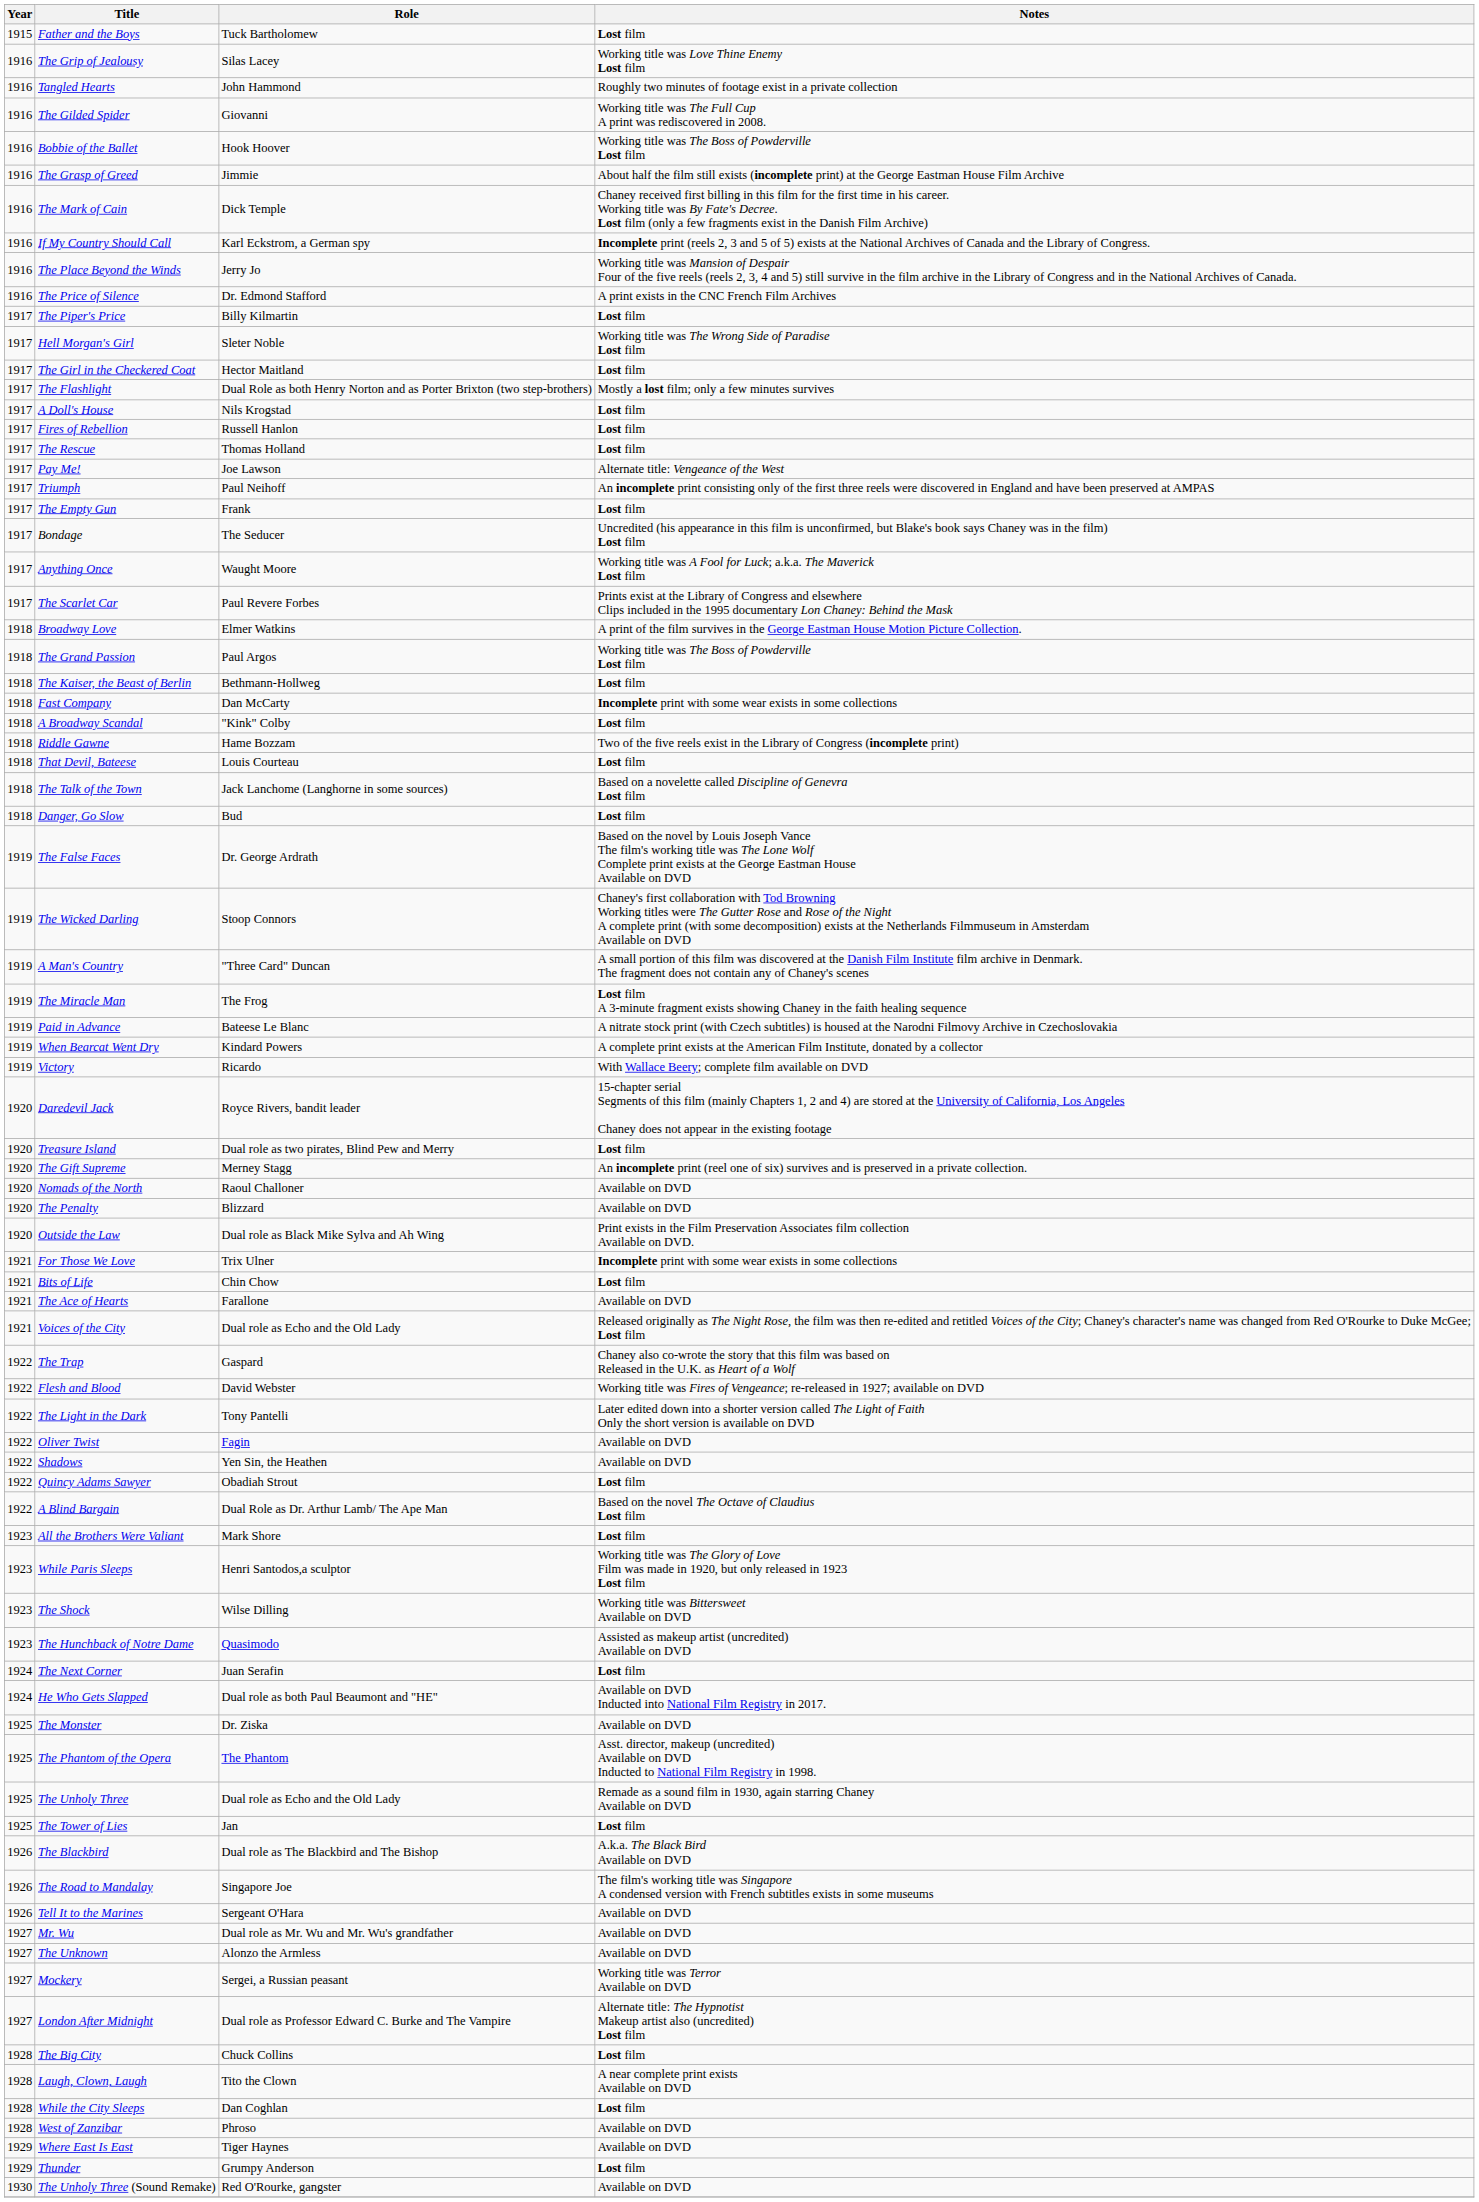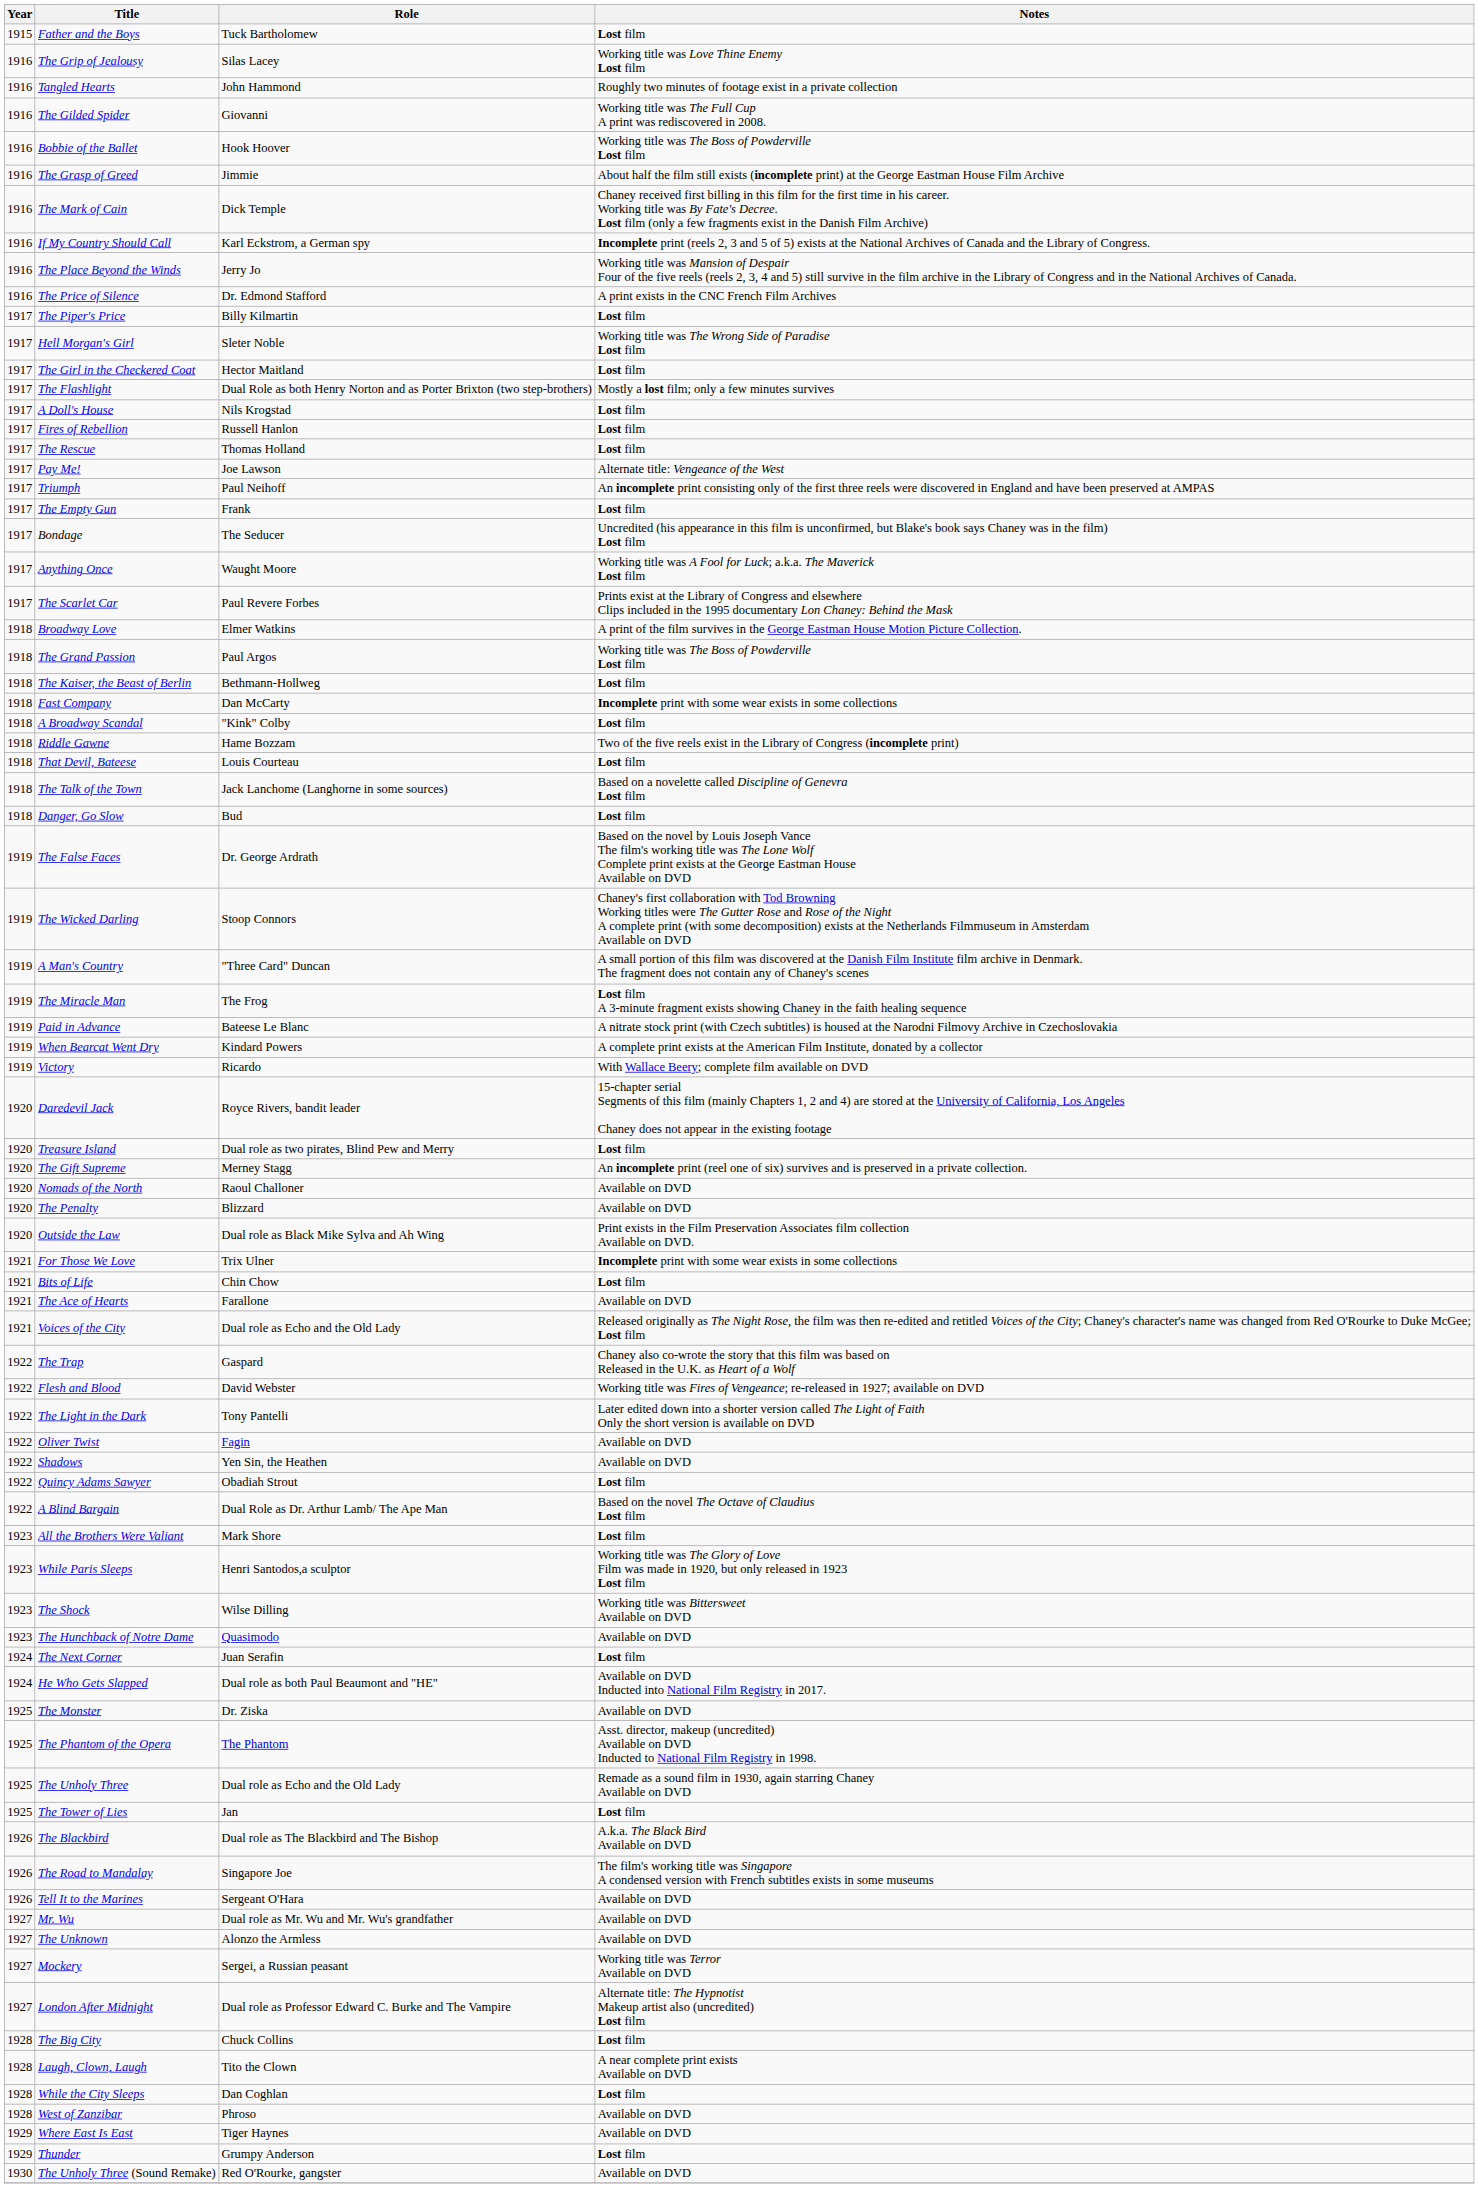(693, 1644) Assisted as makeup artist (uncredited) Available on DVD -> (644, 1637) Available on DVD
